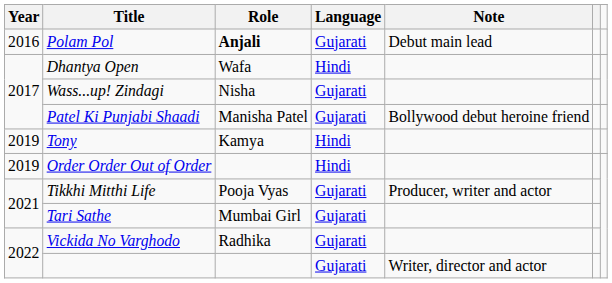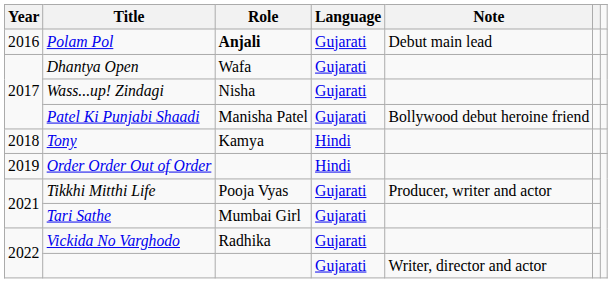(333, 66) Hindi -> (341, 66) Gujarati
(24, 141) 2019 -> (24, 141) 2018
